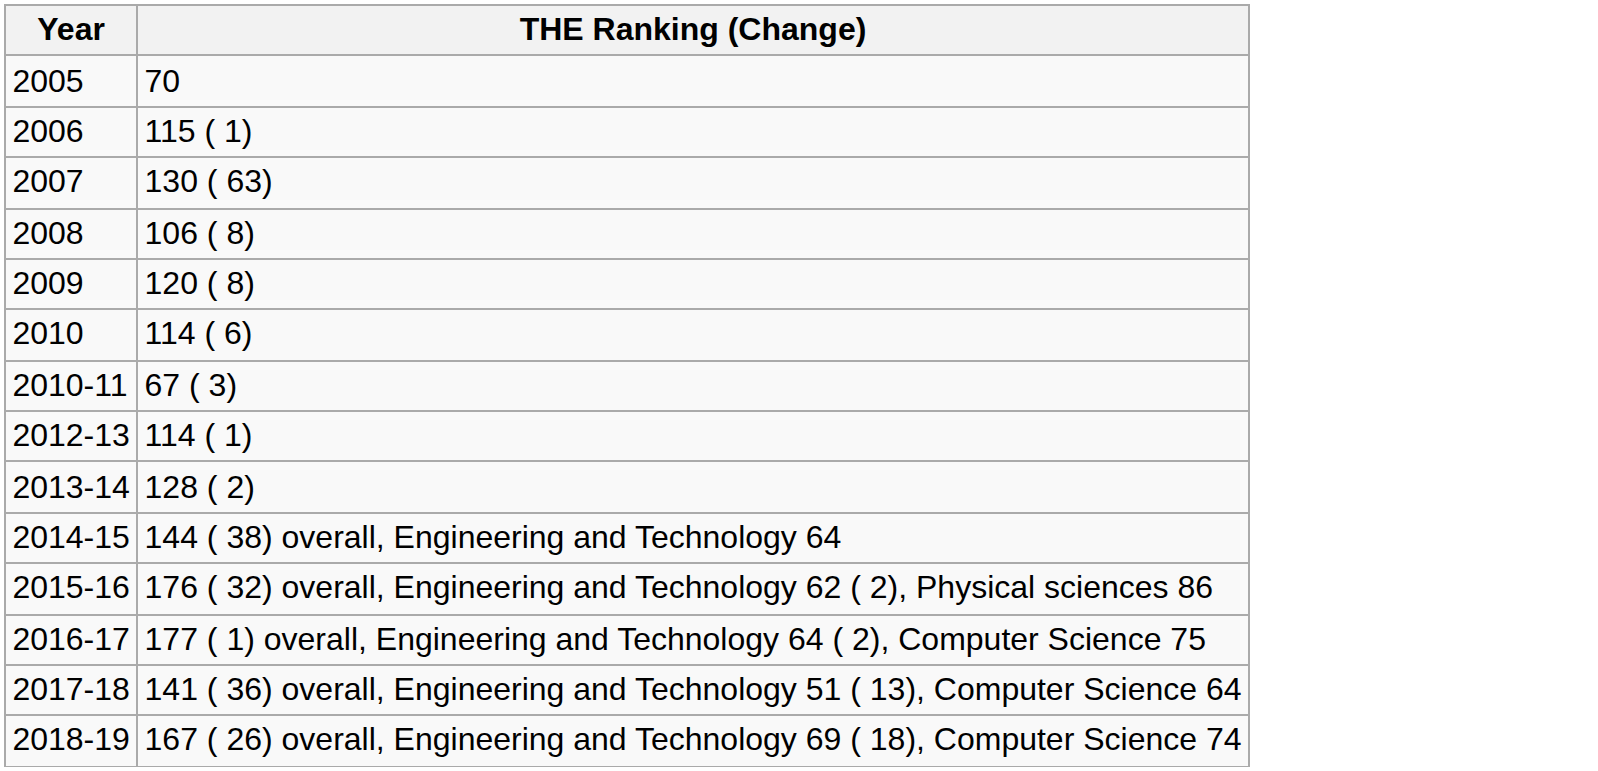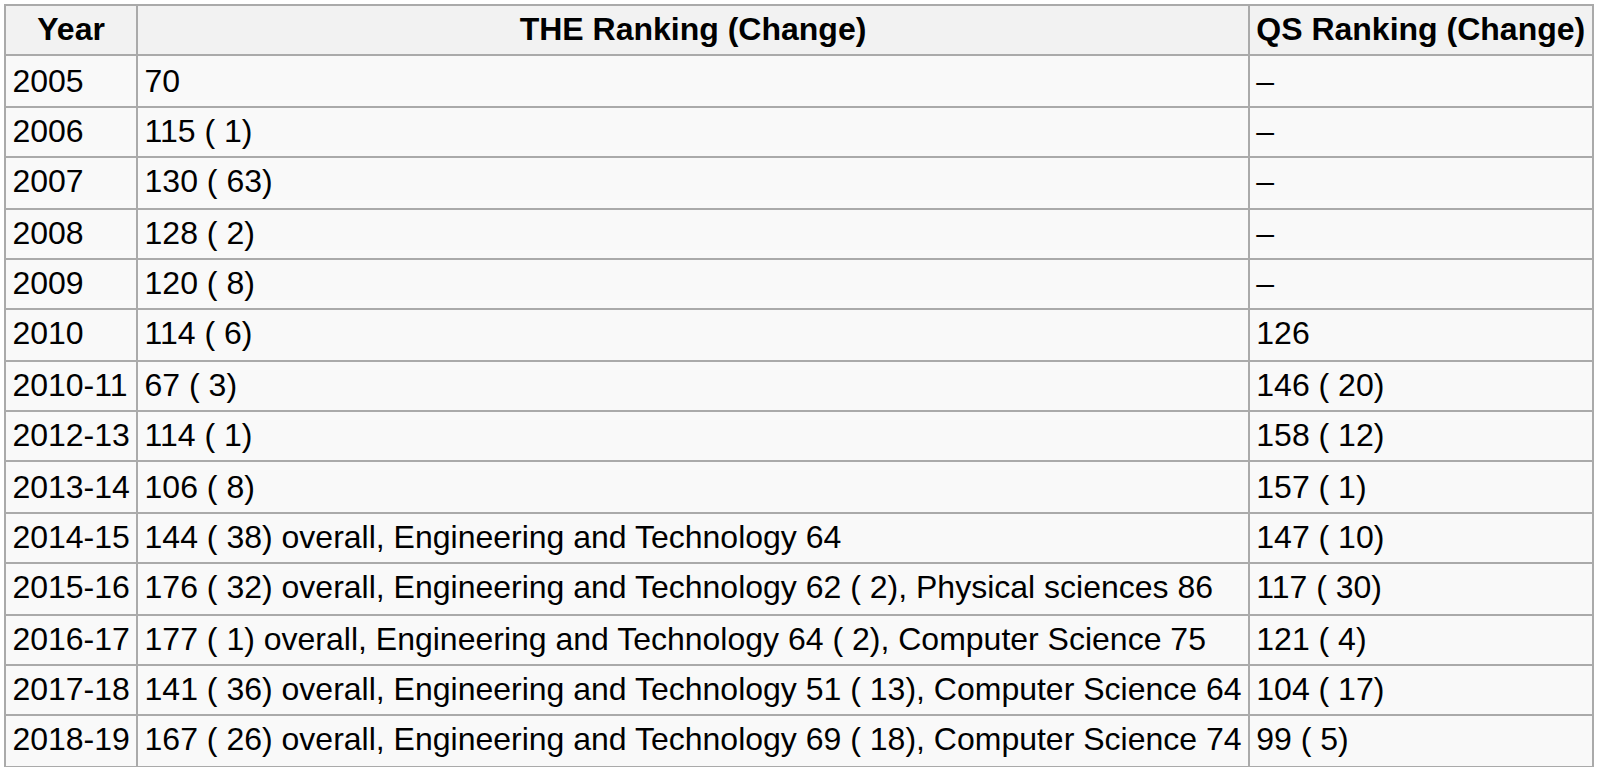+ column: (1421, 29)
(200, 232) 106 ( 8) -> (200, 232) 128 ( 2)
(200, 486) 128 ( 2) -> (200, 486) 106 ( 8)
